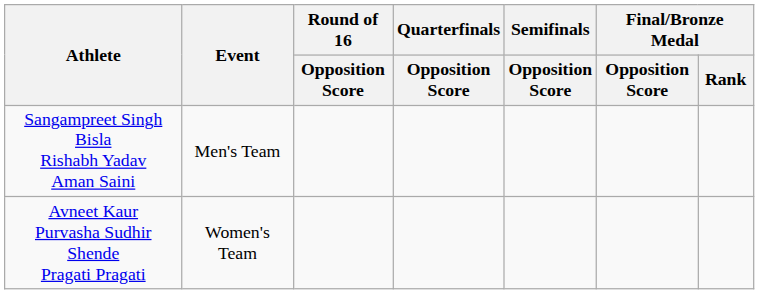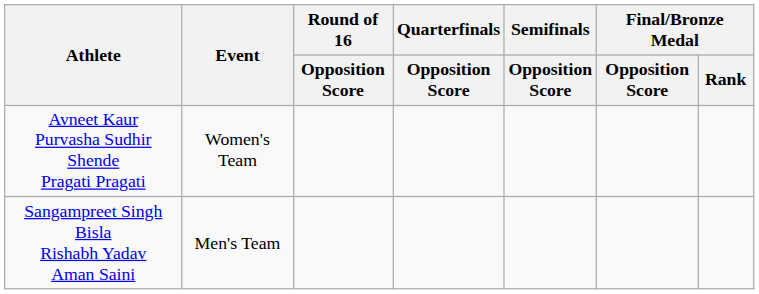rows swapped: (93, 151) <-> (93, 243)
